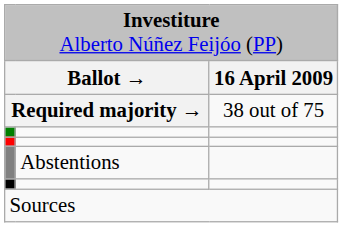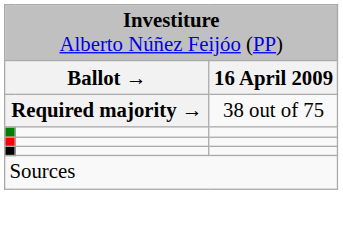- row: (10, 163)
